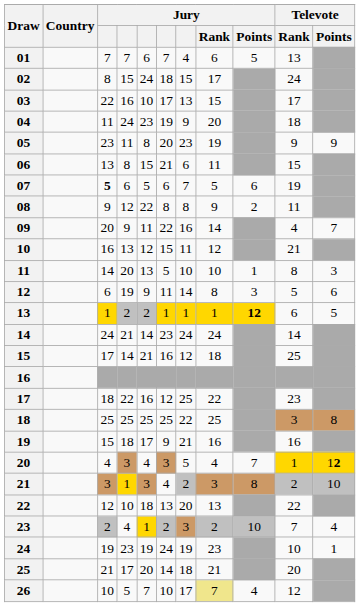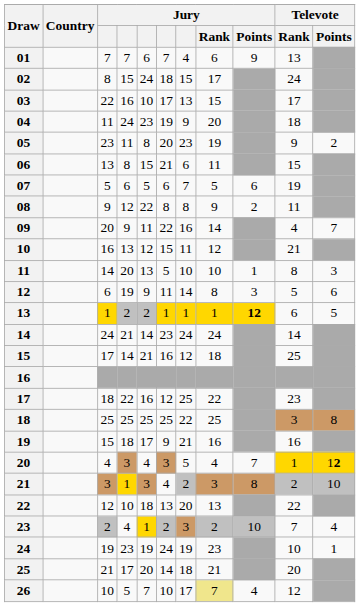(254, 57) 5 -> (254, 57) 9
(334, 143) 9 -> (334, 143) 2
(107, 185) bold -> (107, 185) normal
